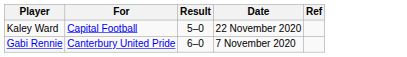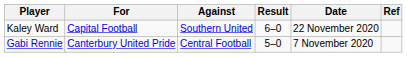+ column: (217, 12)
(196, 28) 5–0 -> (273, 28) 6–0
(196, 44) 6–0 -> (273, 44) 5–0
